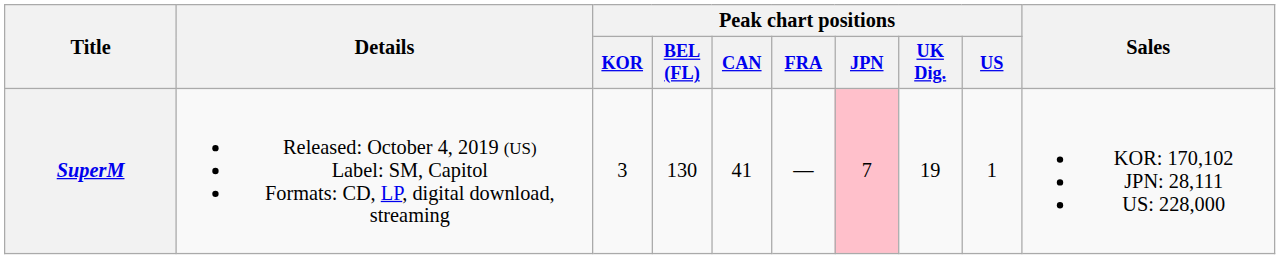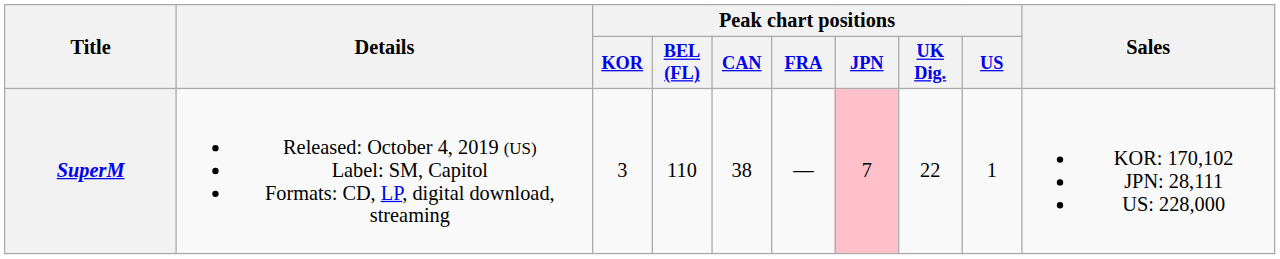(682, 170) 130 -> (682, 170) 110
(742, 170) 41 -> (742, 170) 38
(930, 170) 19 -> (930, 170) 22
